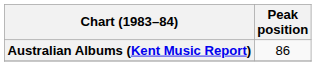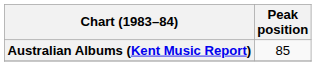(283, 50) 86 -> (283, 50) 85
